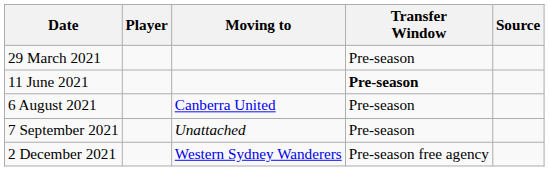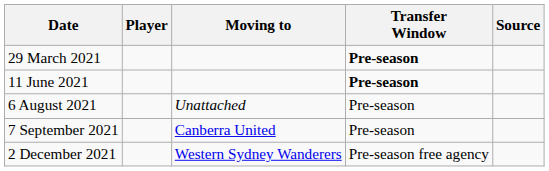(382, 57) normal -> (384, 57) bold
(225, 105) Canberra United -> (210, 105) Unattached
(210, 130) Unattached -> (225, 130) Canberra United
